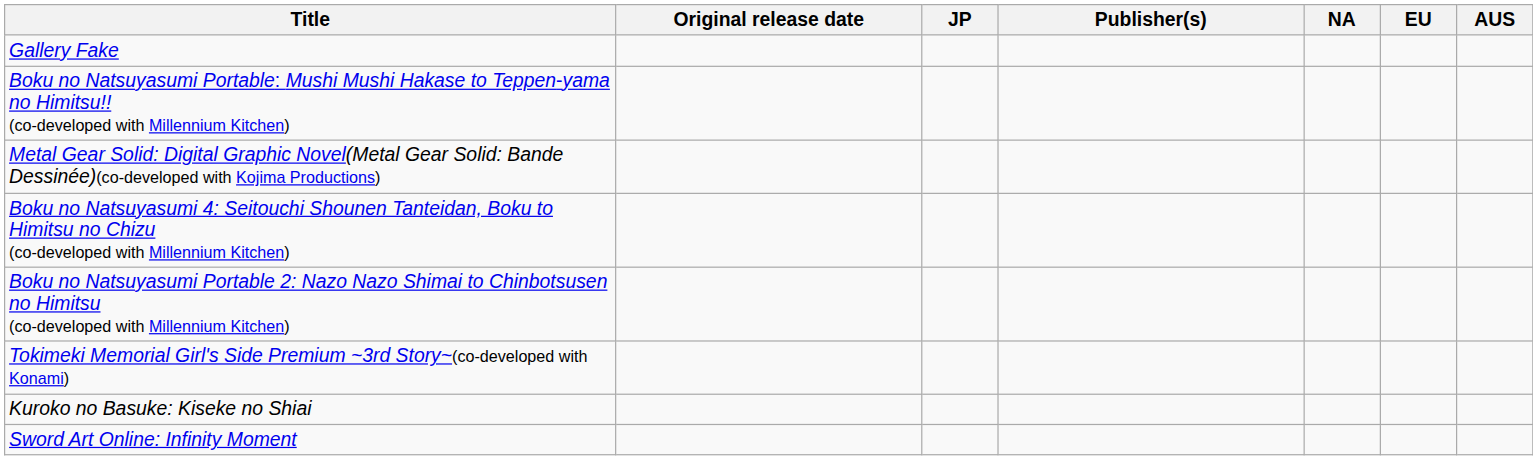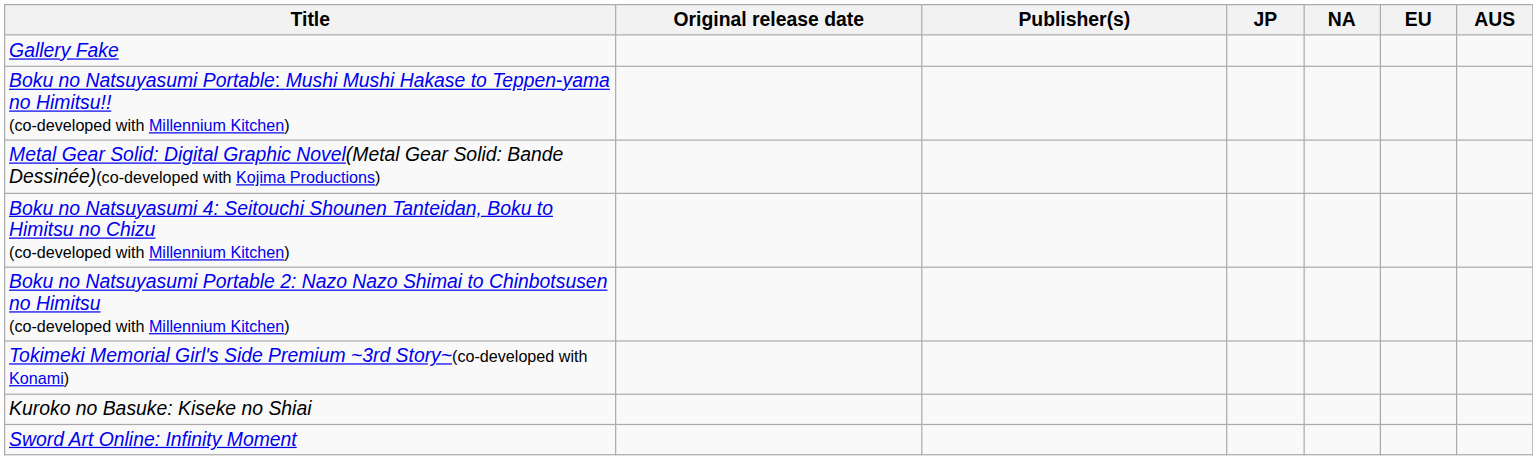columns swapped: (1151, 19) <-> (960, 19)
